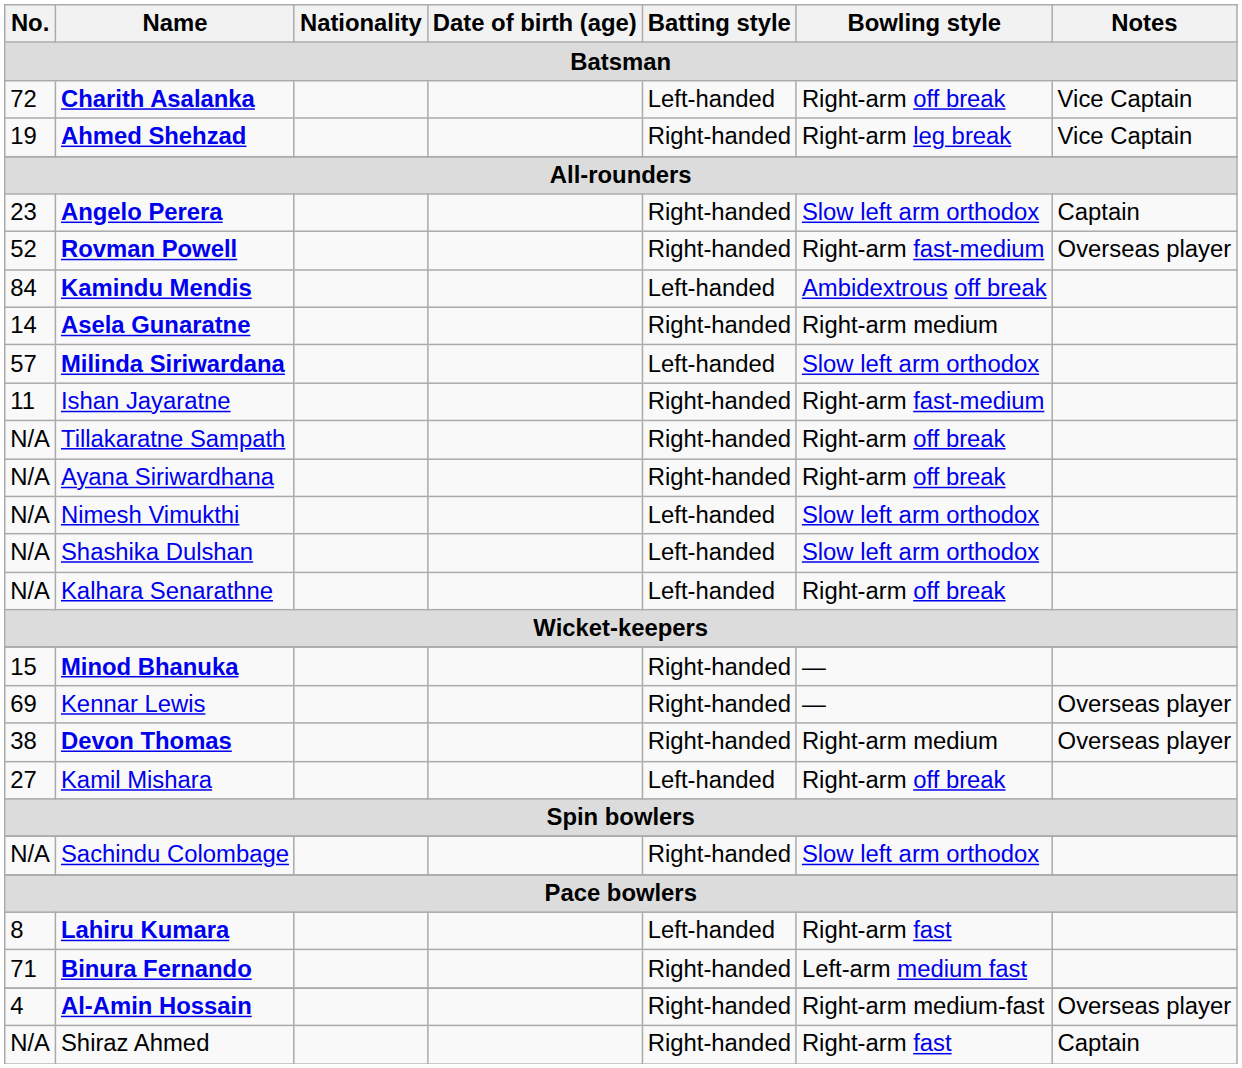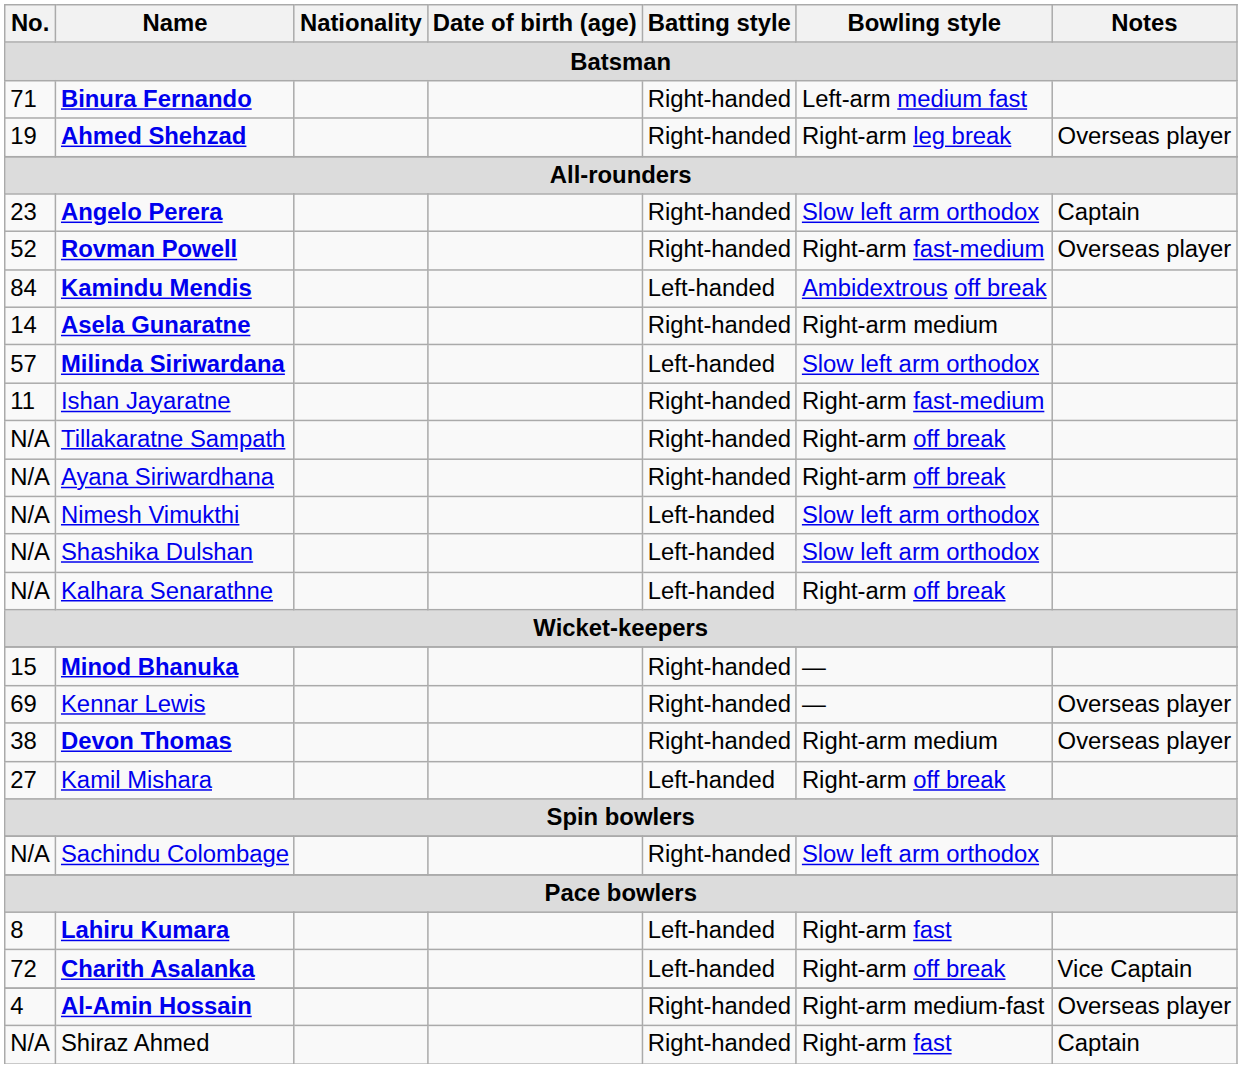rows swapped: (158, 99) <-> (156, 968)
(1125, 136) Vice Captain -> (1144, 136) Overseas player
